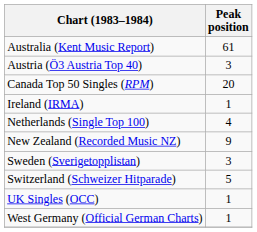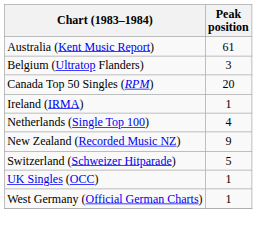- row: (75, 65)
+ row: (75, 65)
- row: (74, 160)
